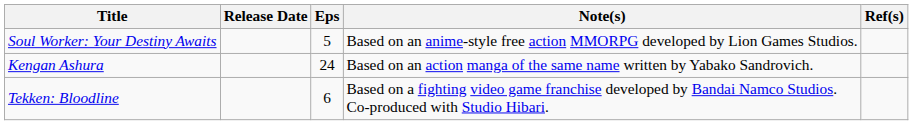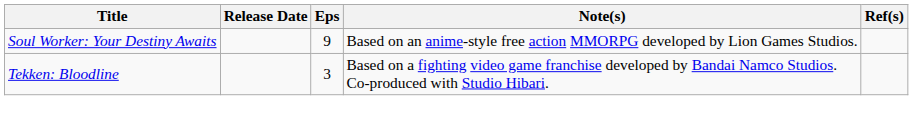(327, 41) 5 -> (327, 41) 9
- row: (56, 65)
(327, 98) 6 -> (327, 74) 3
